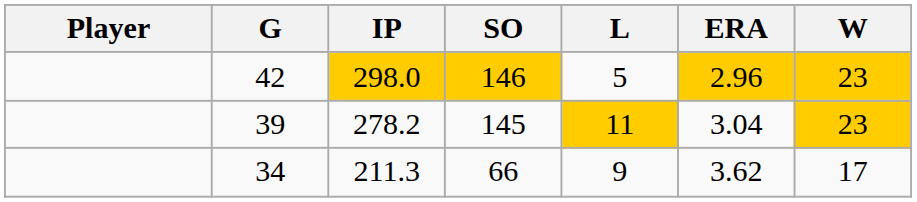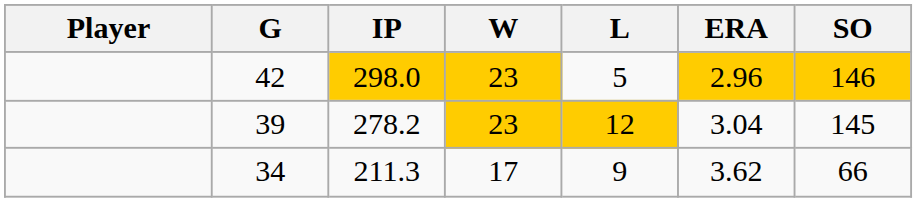columns swapped: (853, 28) <-> (503, 28)
(620, 123) 11 -> (620, 123) 12
